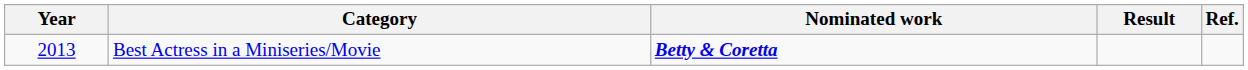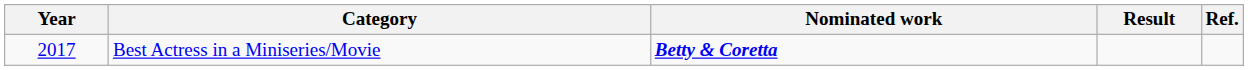(57, 49) 2013 -> (57, 49) 2017
